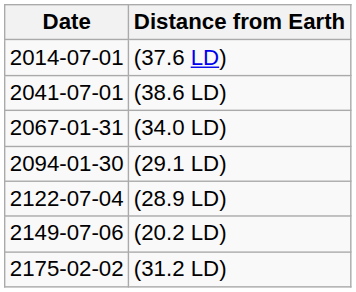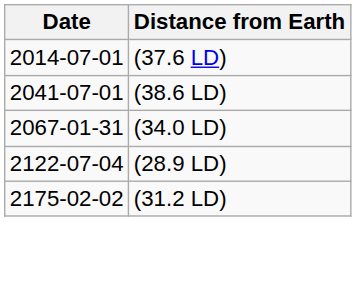- row: (180, 163)
- row: (180, 233)
